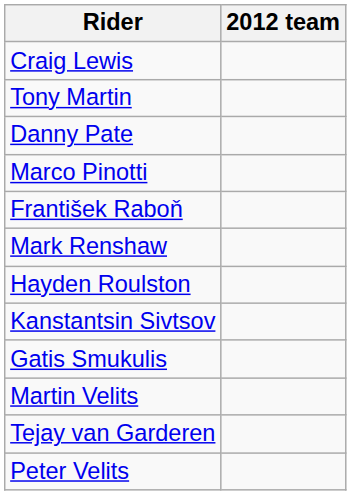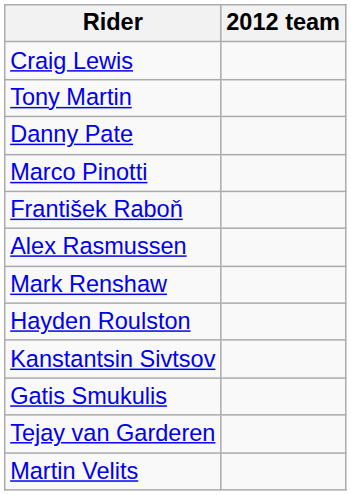+ row: (98, 246)
rows swapped: (113, 433) <-> (74, 396)
- row: (70, 470)
